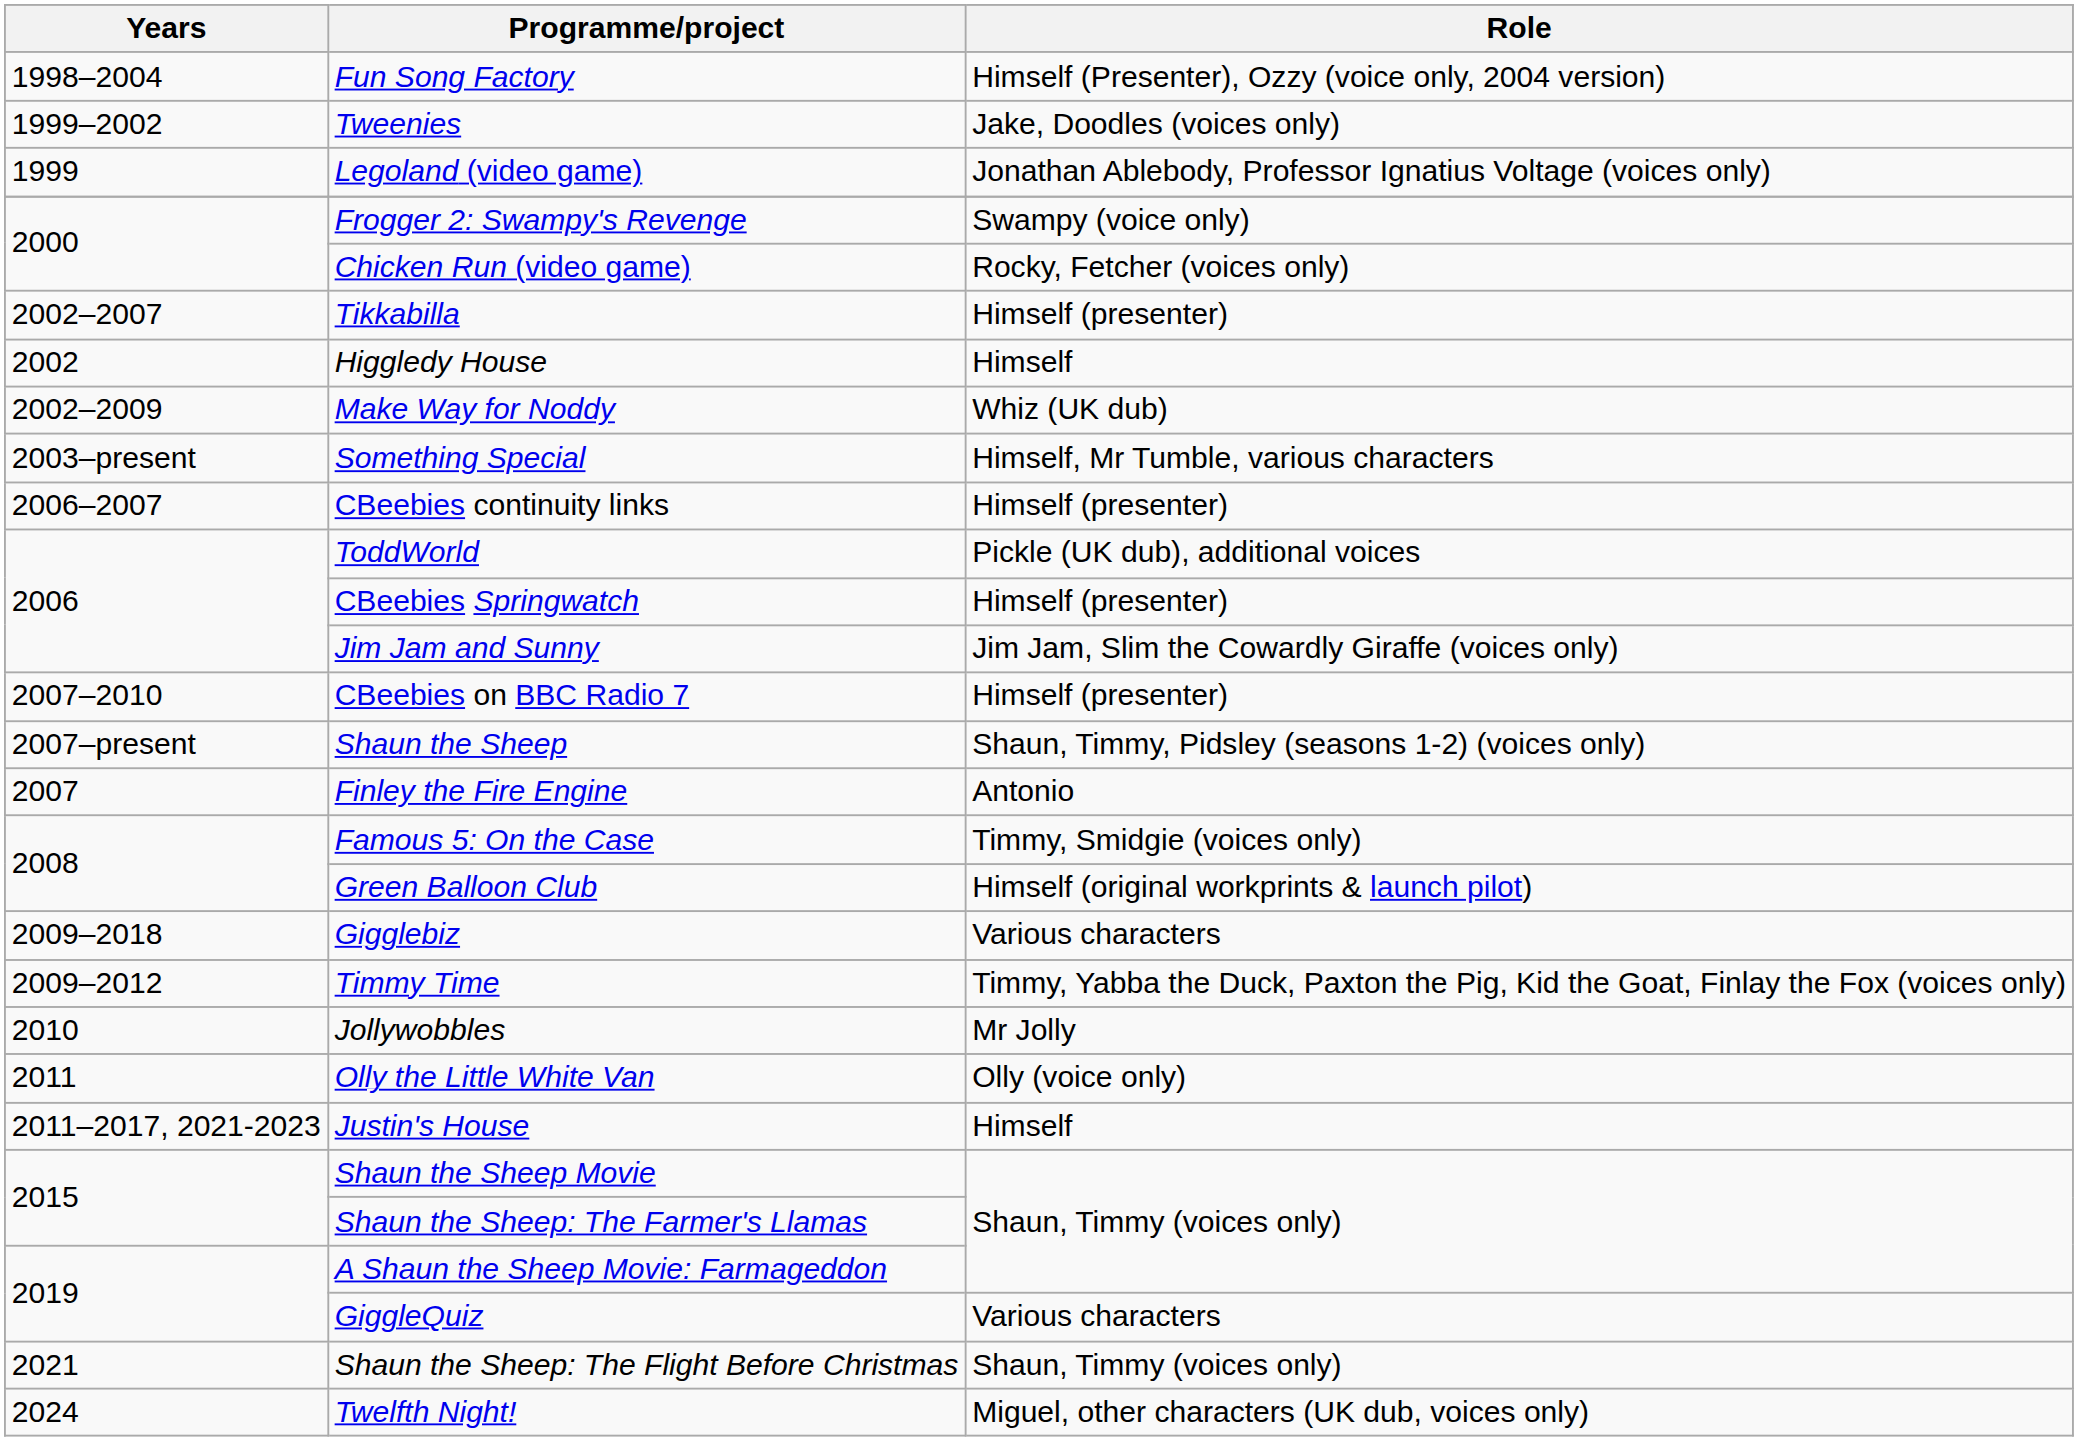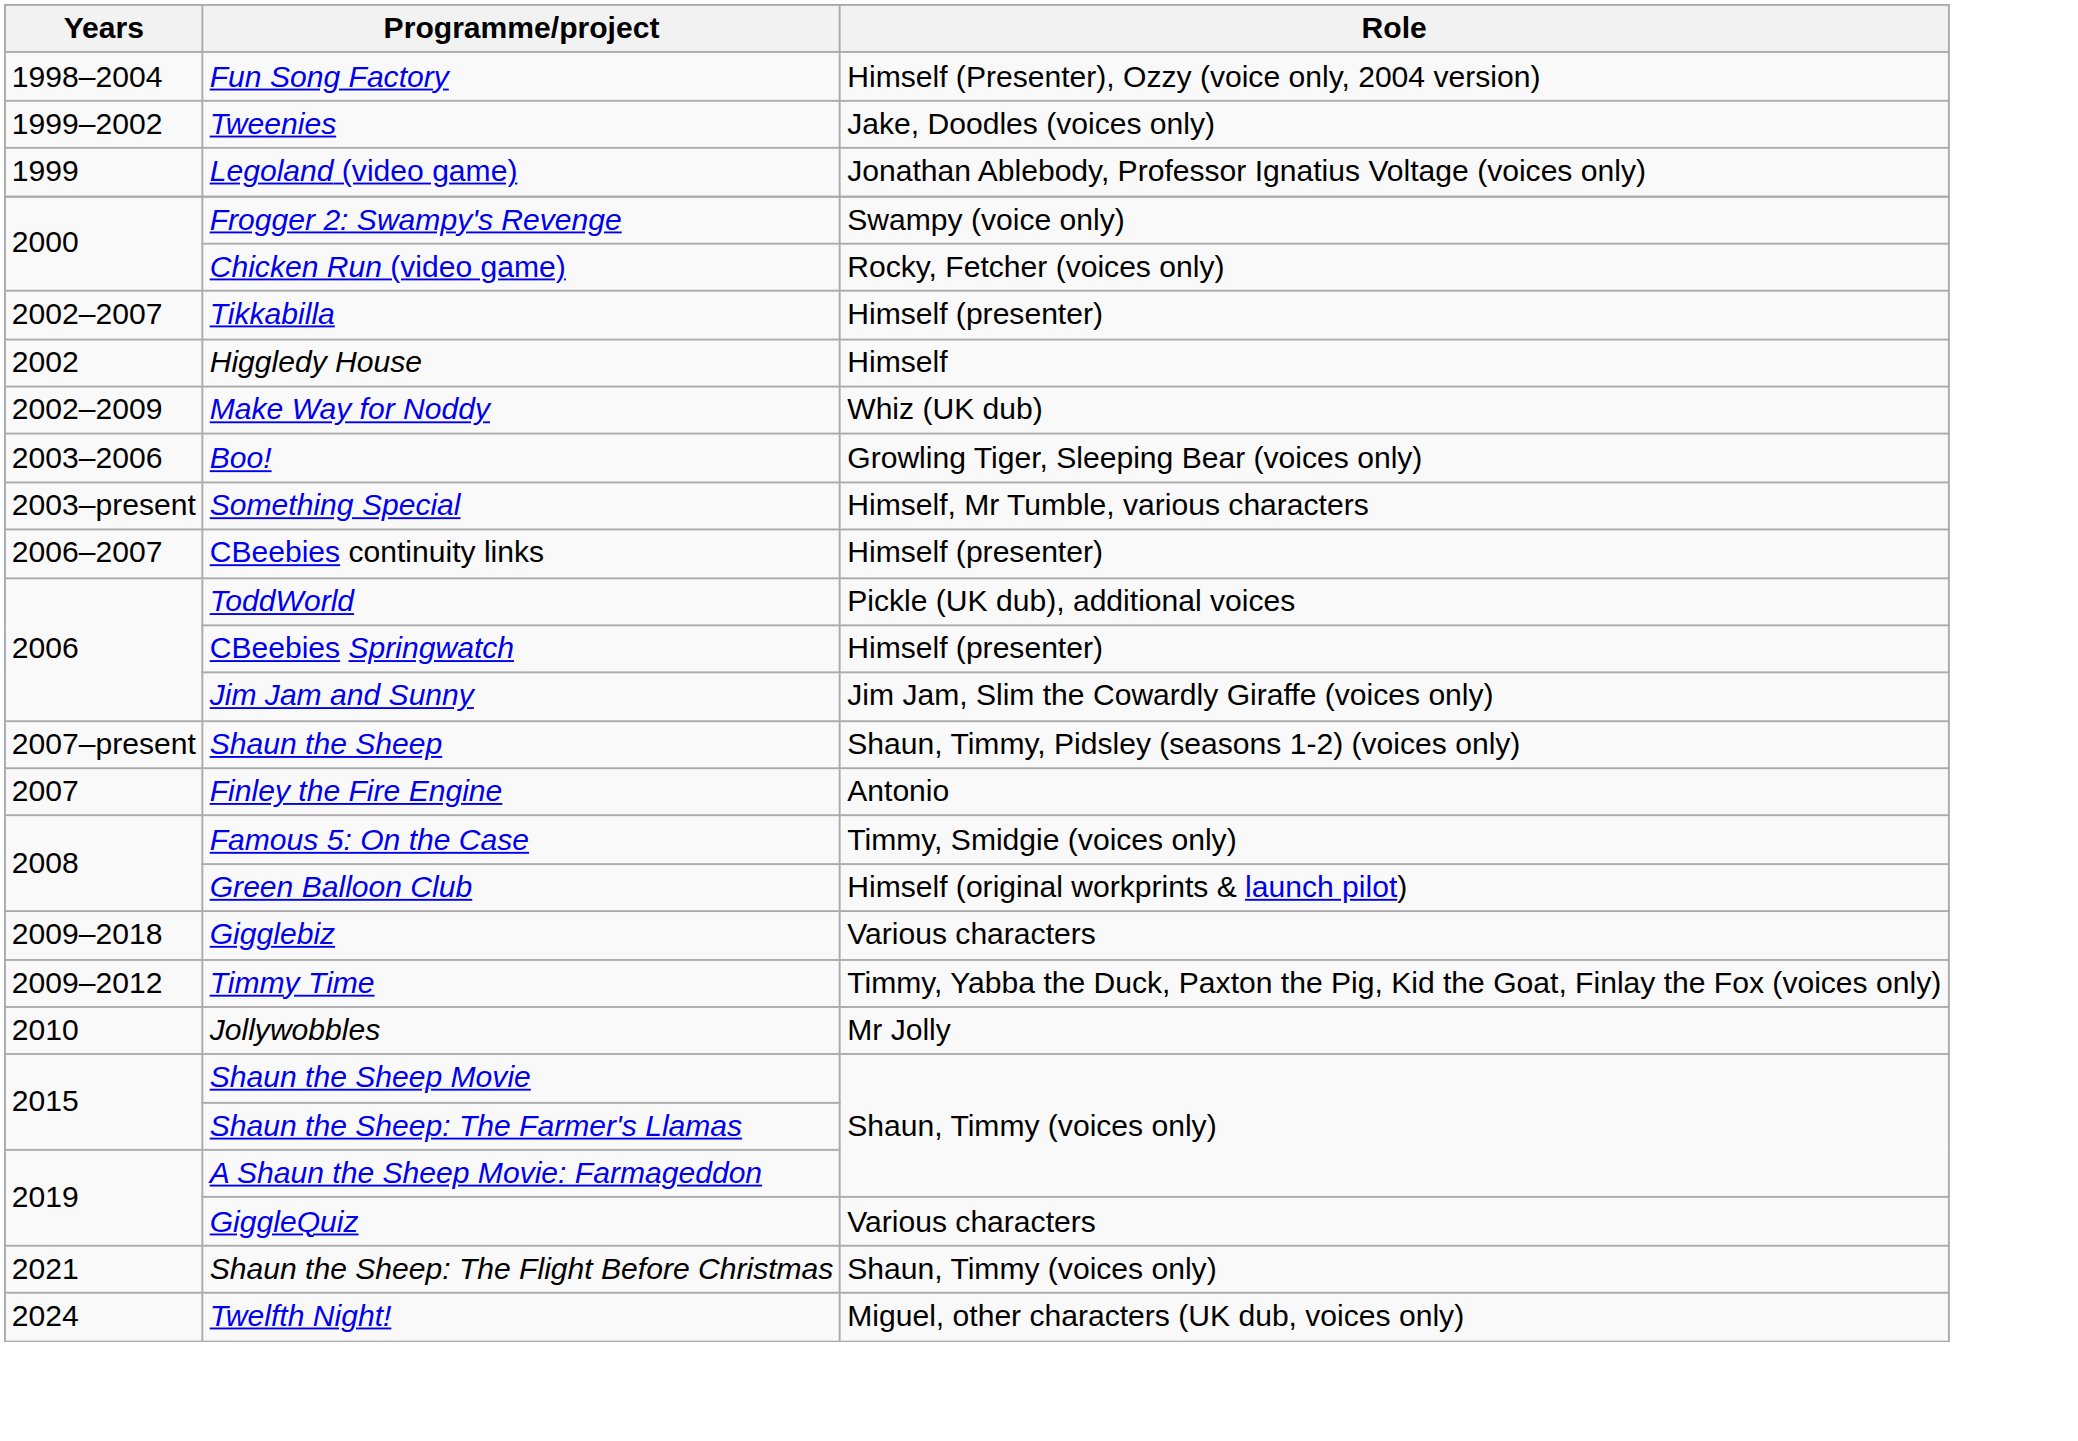+ row: (241, 457)
- row: (512, 696)
- row: (495, 1077)
- row: (432, 1125)
